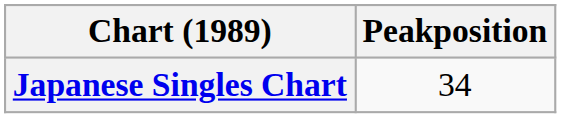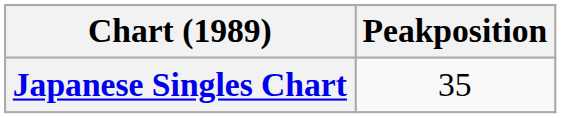(455, 84) 34 -> (455, 84) 35
